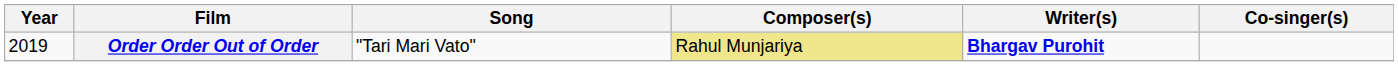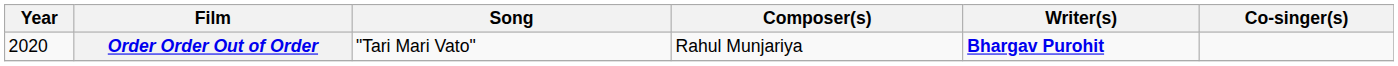(28, 46) 2019 -> (28, 46) 2020
(739, 46) khaki background -> (739, 46) no background
